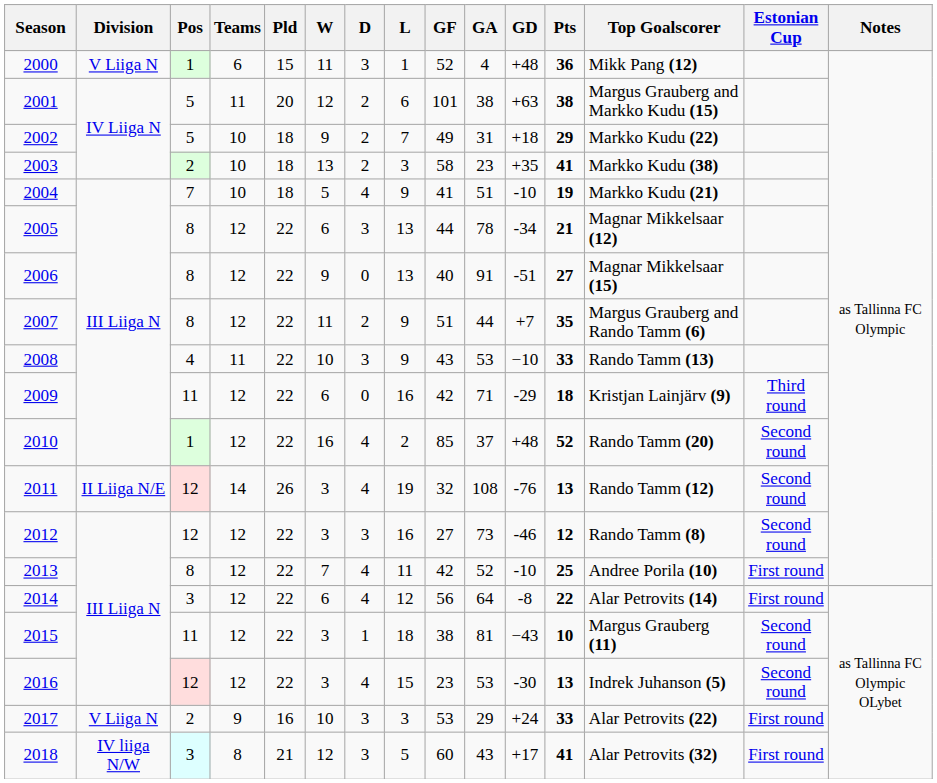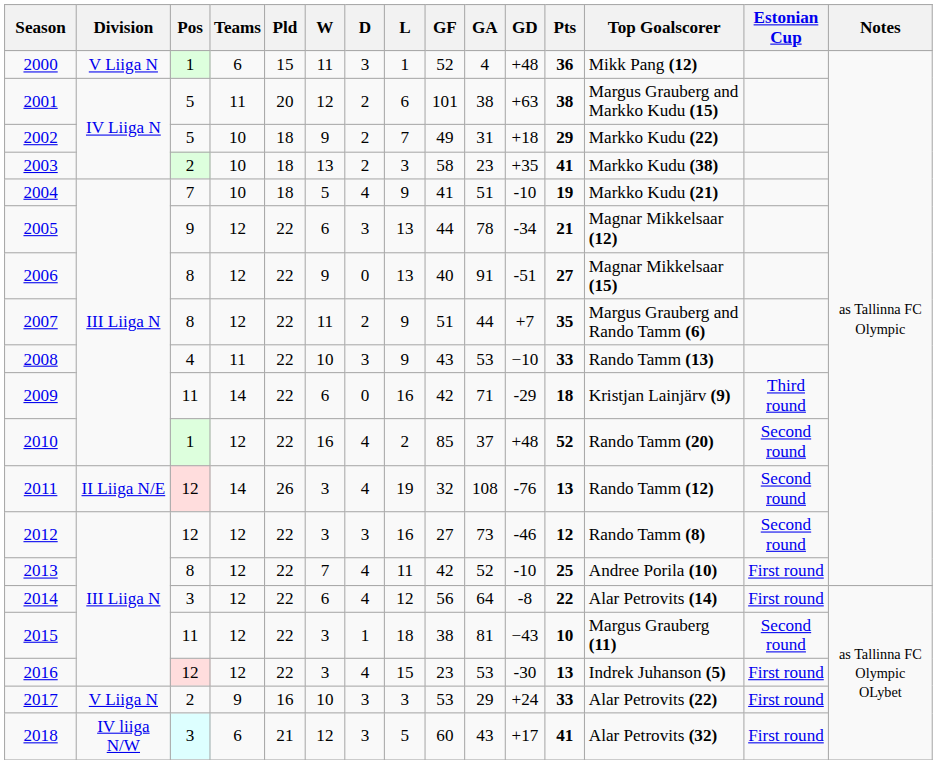(190, 229) 8 -> (190, 229) 9
(238, 395) 12 -> (238, 395) 14
(786, 681) Second round -> (786, 672) First round
(238, 755) 8 -> (238, 736) 6
